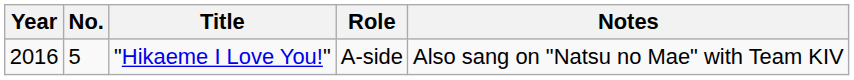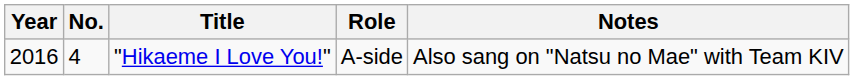(75, 56) 5 -> (75, 56) 4
